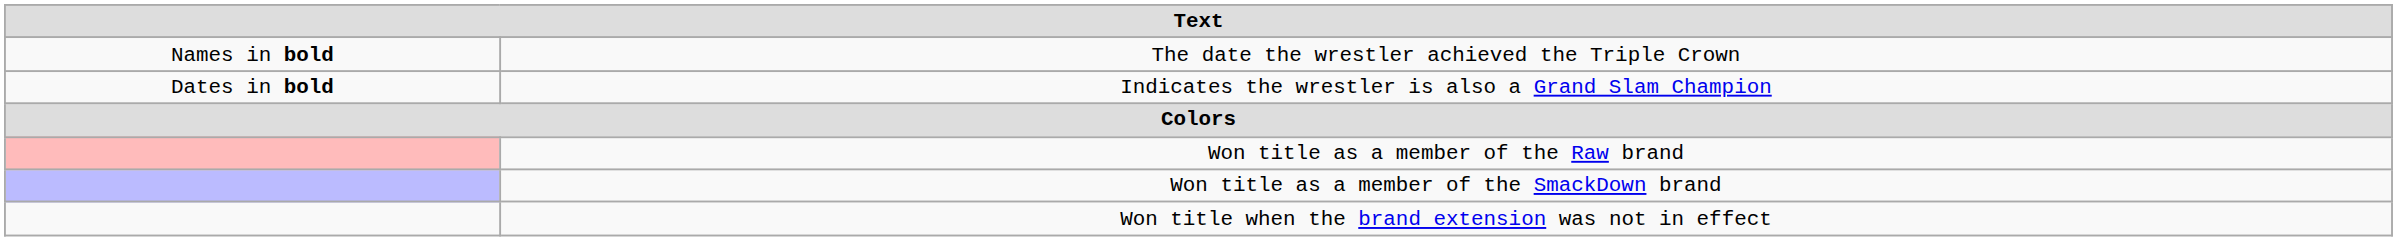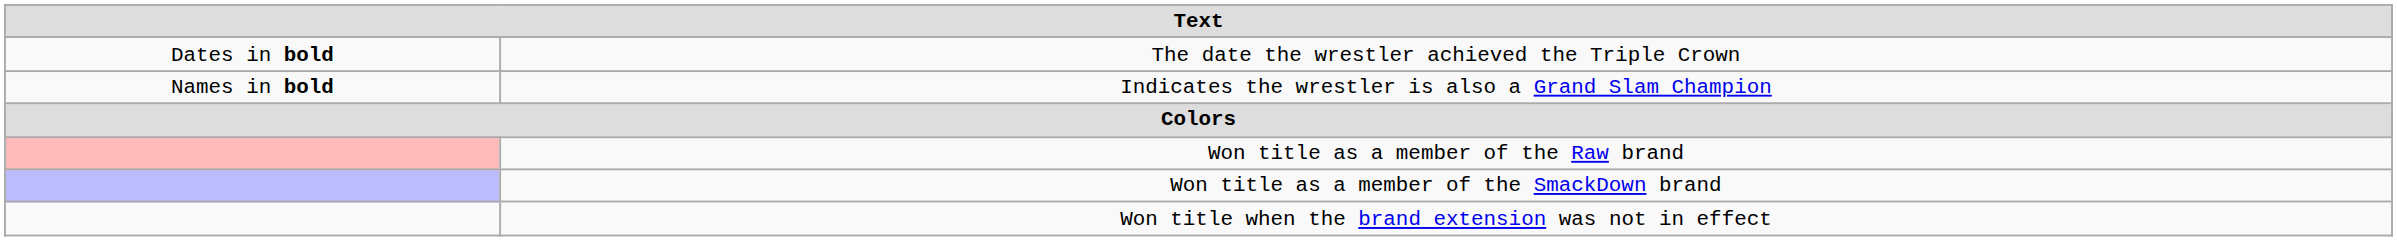(252, 54) Names in bold -> (252, 54) Dates in bold
(252, 87) Dates in bold -> (252, 87) Names in bold
